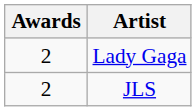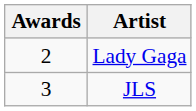(46, 88) 2 -> (46, 88) 3
